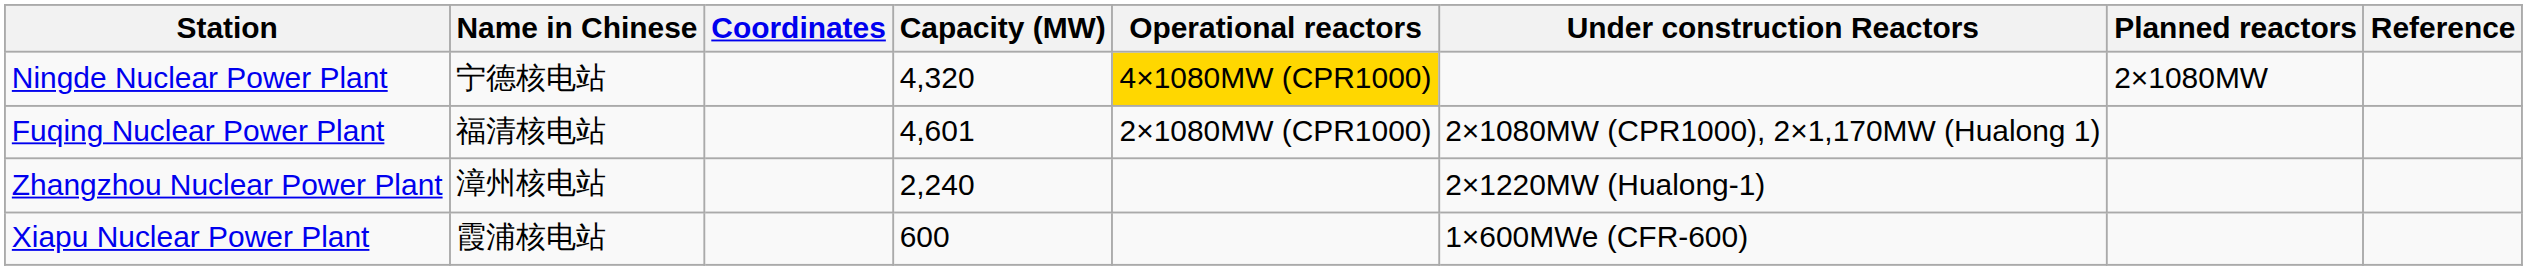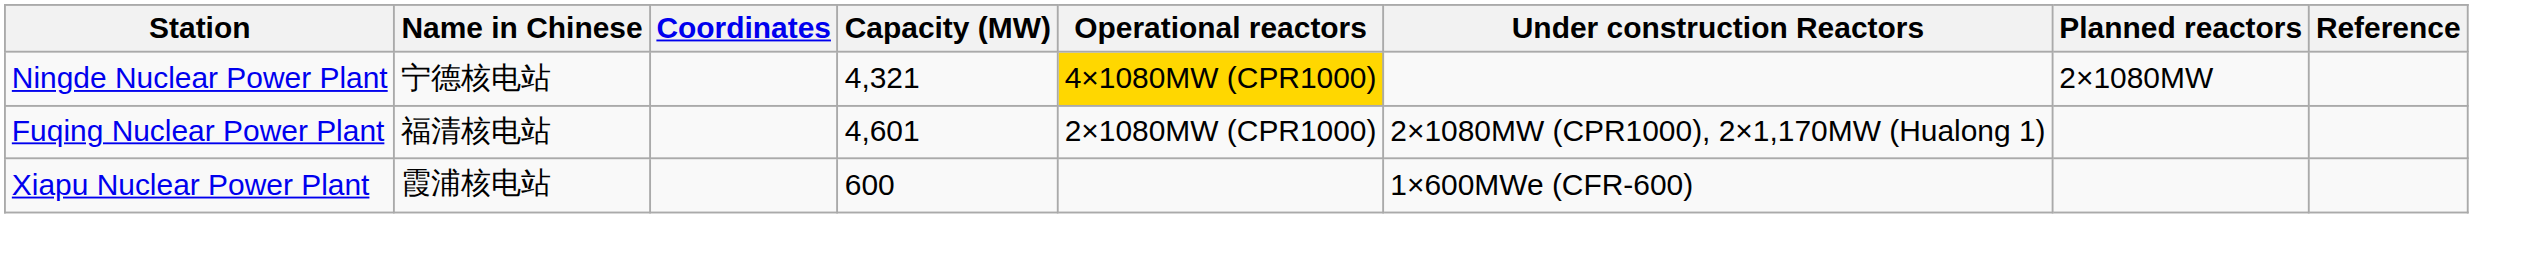(937, 78) 4,320 -> (882, 78) 4,321
- row: (227, 184)
